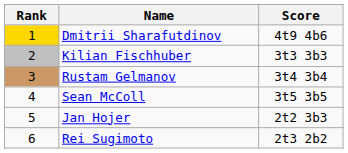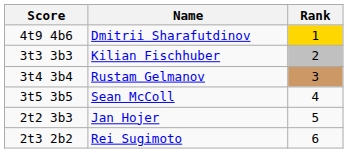columns swapped: (32, 15) <-> (301, 15)
